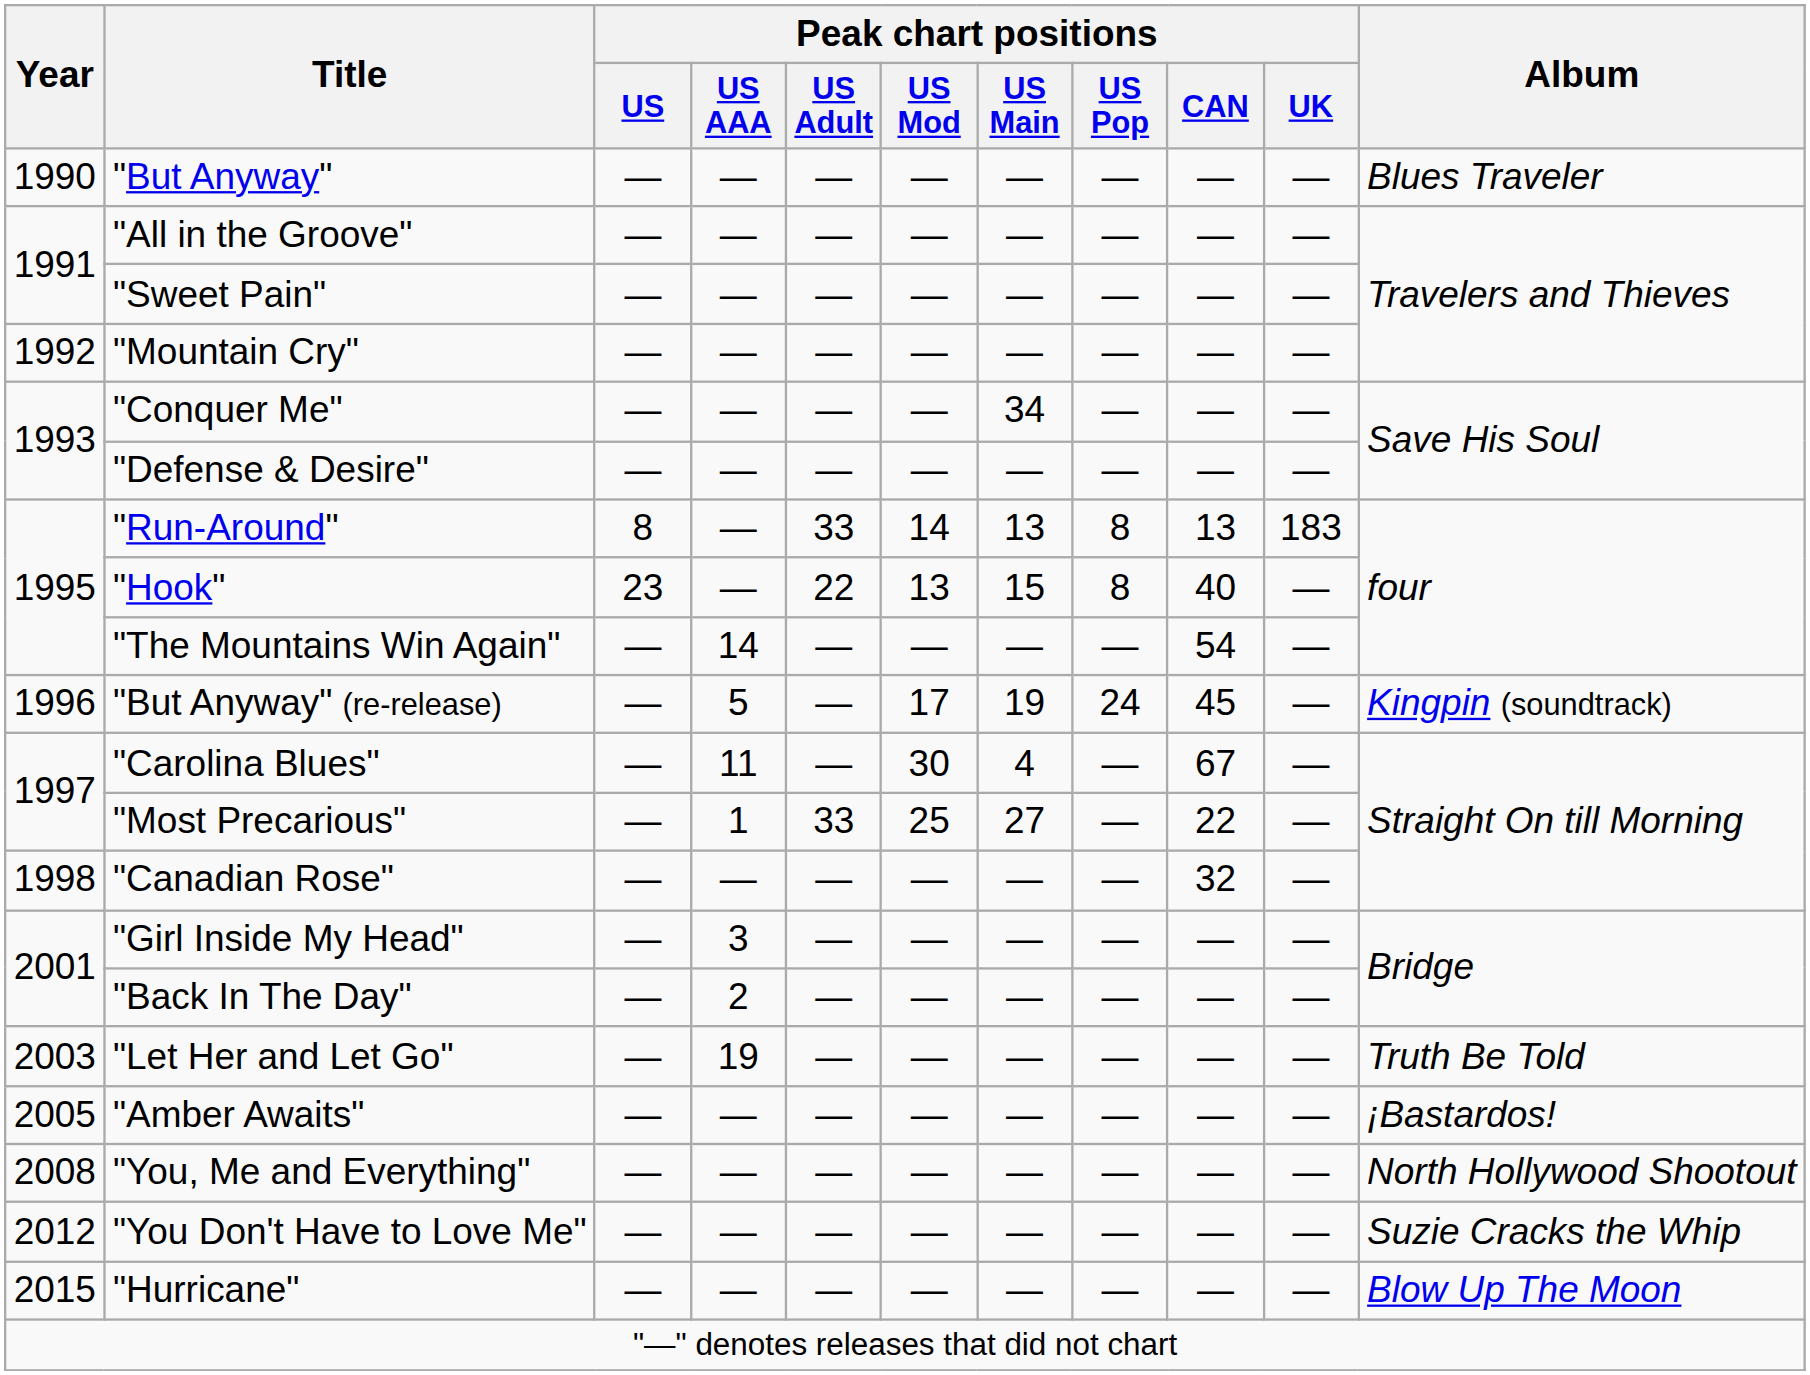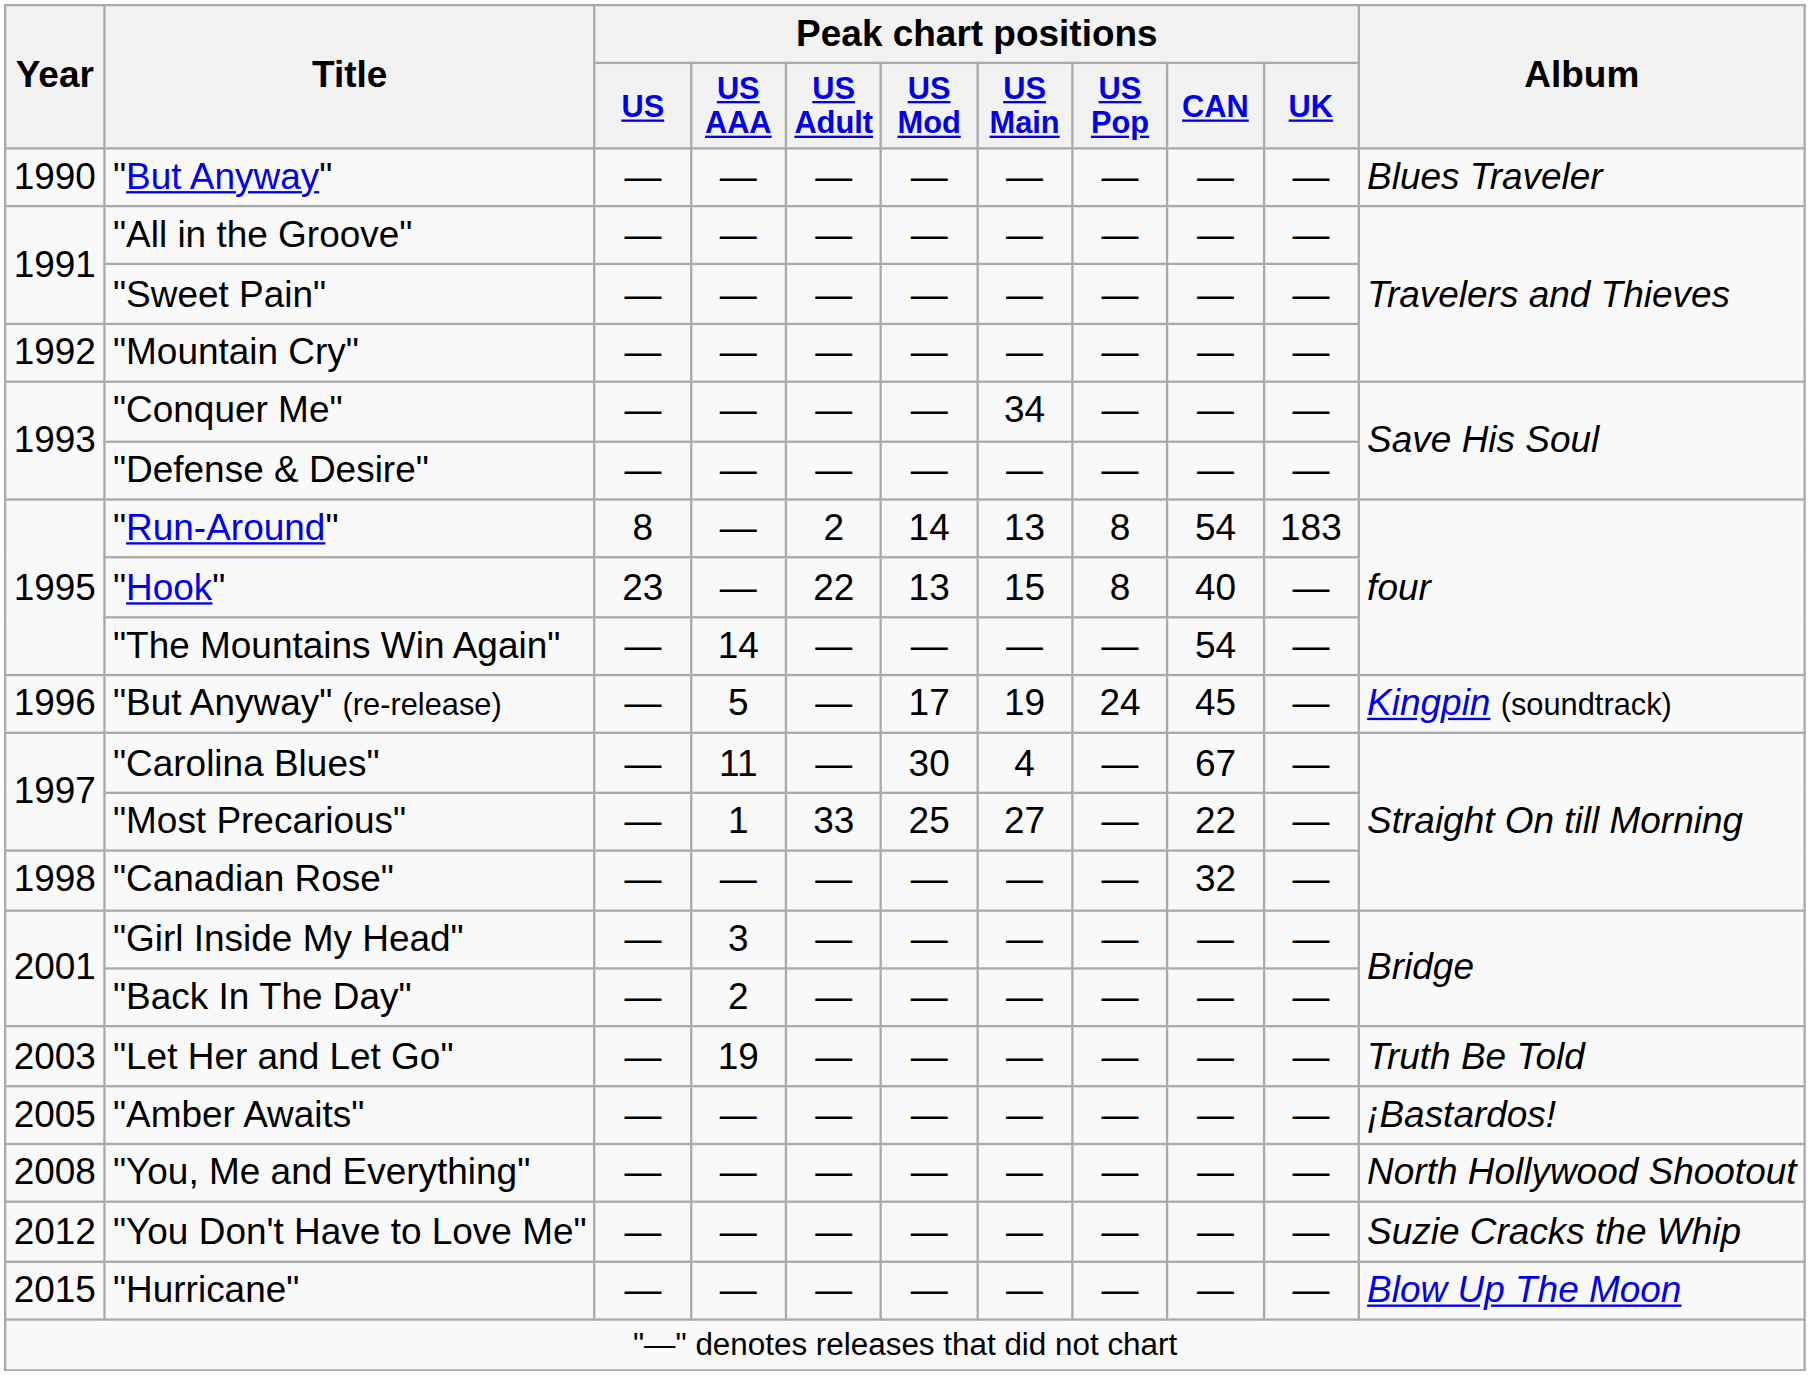(834, 528) 33 -> (834, 528) 2
(1215, 528) 13 -> (1215, 528) 54
